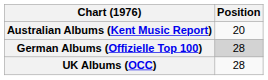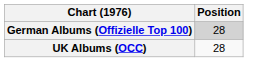- row: (109, 30)
